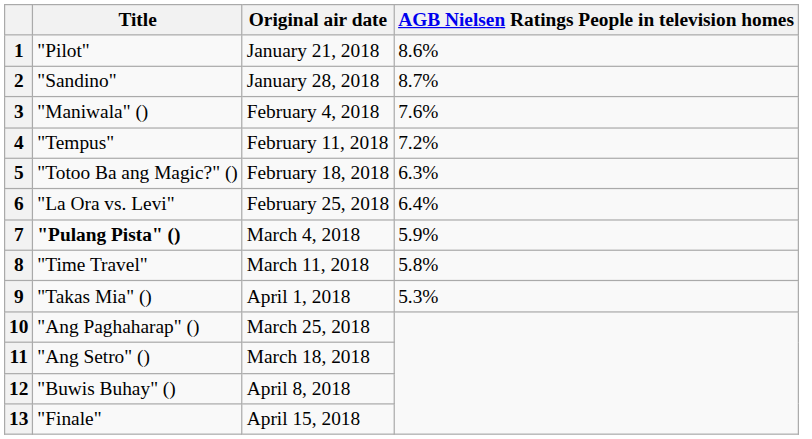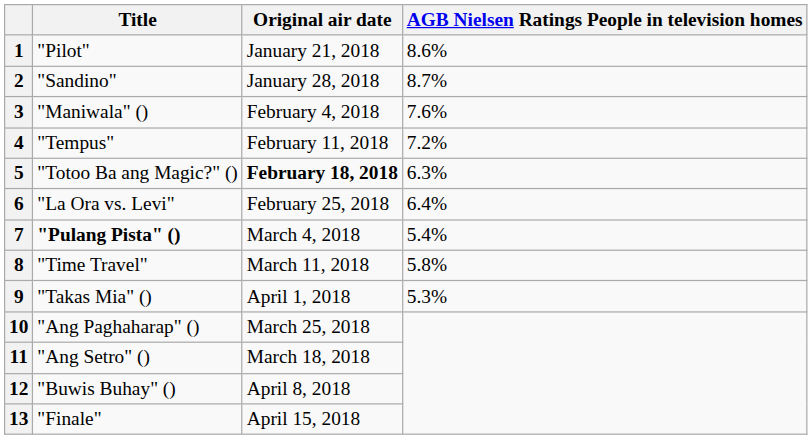(318, 173) normal -> (322, 173) bold
(418, 234) 5.9% -> (427, 234) 5.4%
